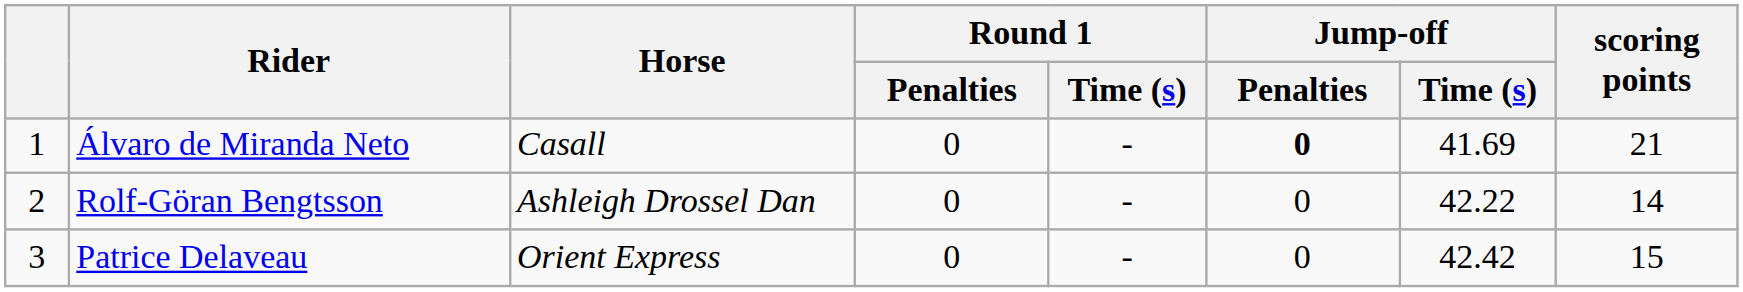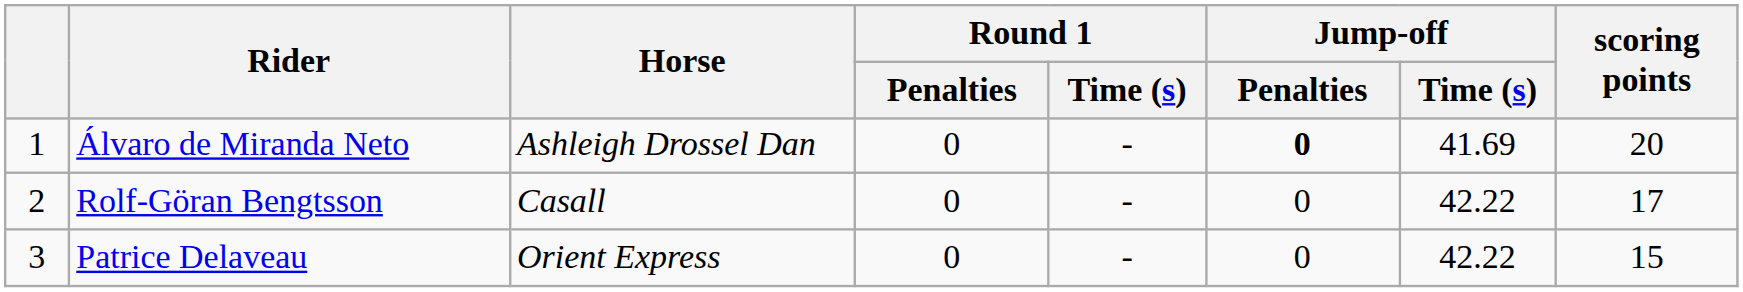(561, 145) Casall -> (666, 145) Ashleigh Drossel Dan
(1647, 145) 21 -> (1647, 145) 20
(666, 201) Ashleigh Drossel Dan -> (561, 201) Casall
(1647, 201) 14 -> (1647, 201) 17
(1478, 257) 42.42 -> (1478, 257) 42.22
